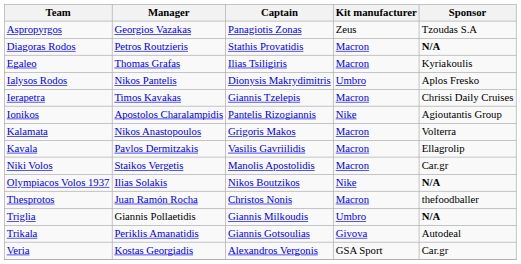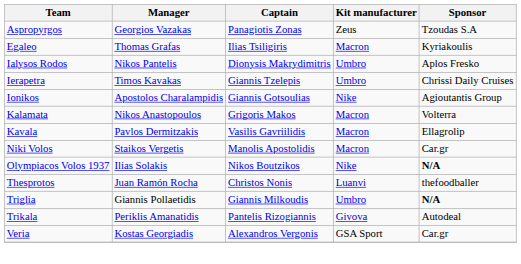- row: (41, 47)
(352, 98) Macron -> (351, 81) Umbro
(272, 115) Pantelis Rizogiannis -> (269, 98) Giannis Gotsoulias
(352, 200) Macron -> (351, 183) Luanvi
(269, 234) Giannis Gotsoulias -> (272, 217) Pantelis Rizogiannis
